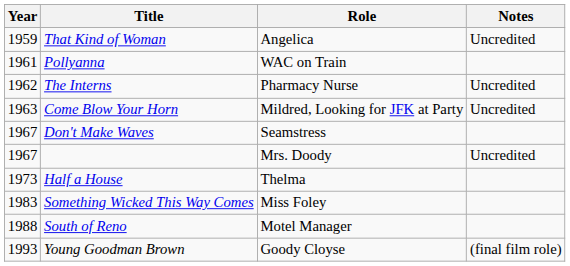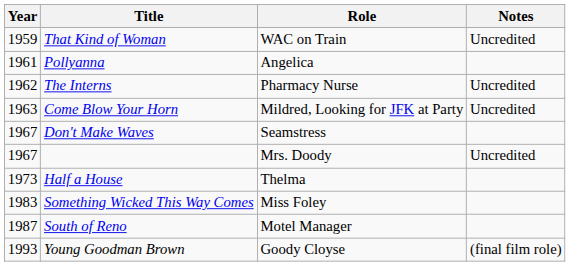(287, 39) Angelica -> (303, 39) WAC on Train
(303, 62) WAC on Train -> (287, 62) Angelica
(23, 226) 1988 -> (23, 226) 1987
